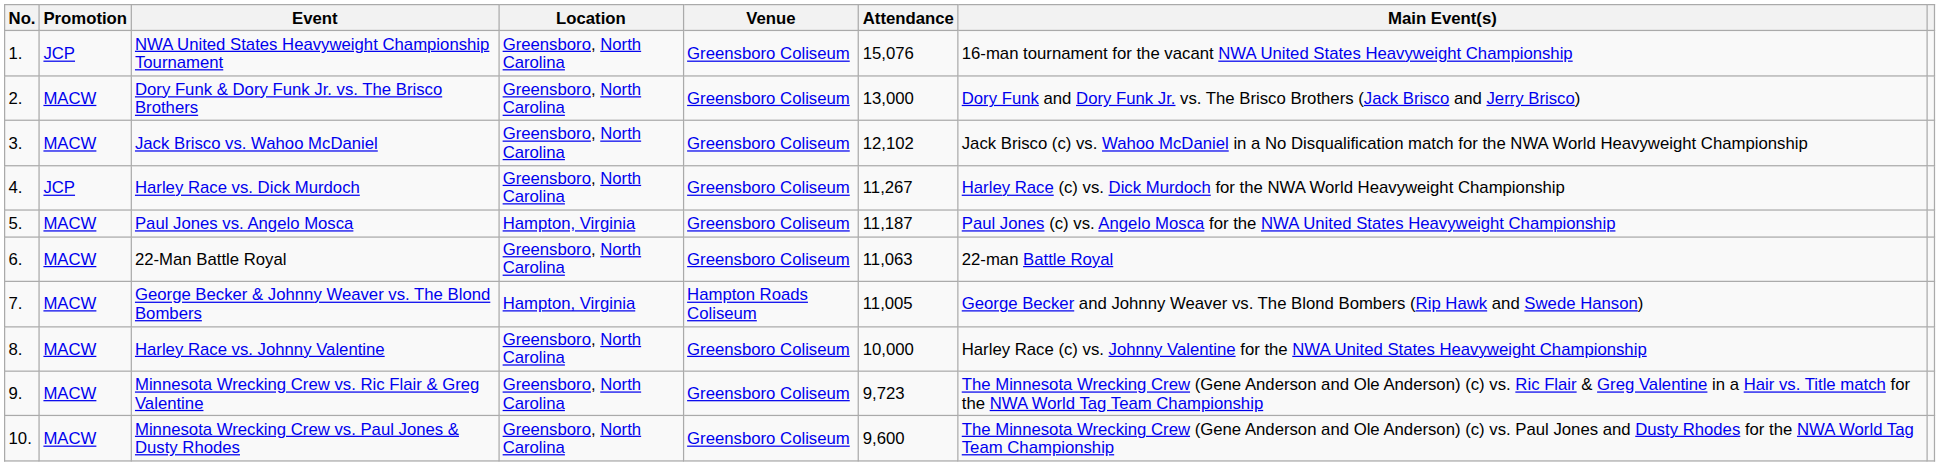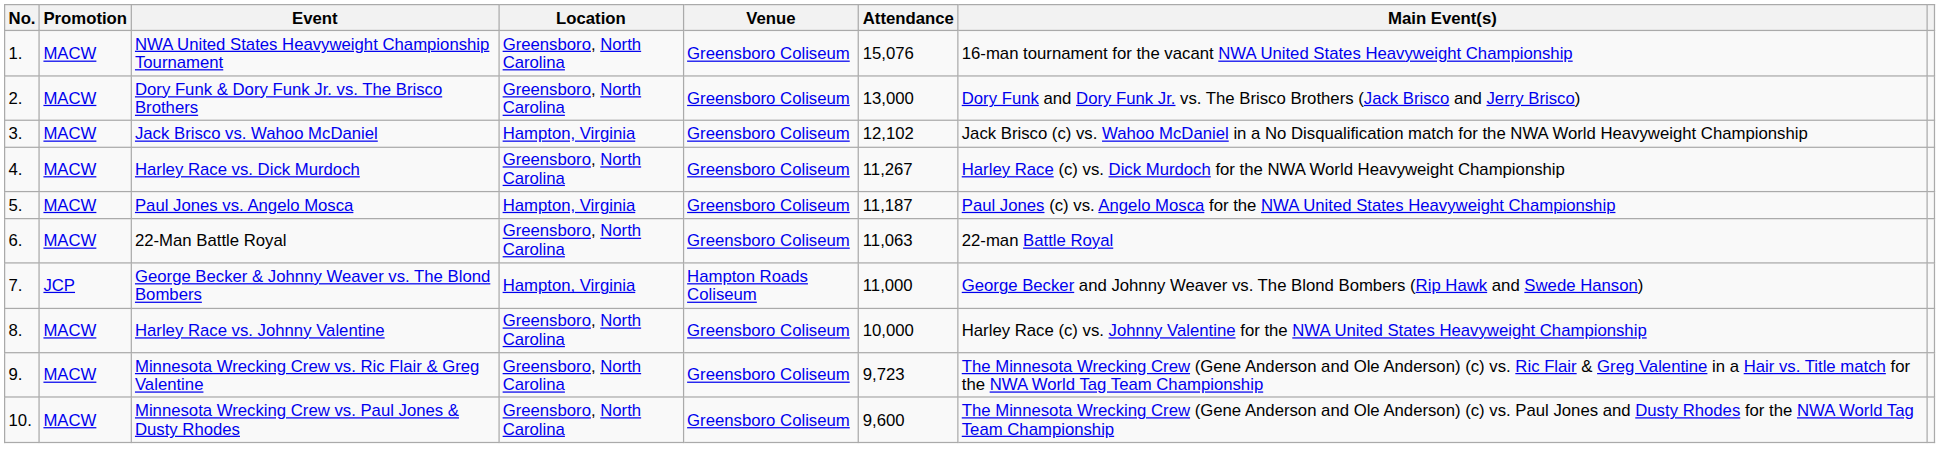(59, 53) JCP -> (70, 53) MACW
(572, 143) Greensboro, North Carolina -> (569, 133) Hampton, Virginia
(59, 187) JCP -> (70, 169) MACW
(70, 303) MACW -> (59, 285) JCP
(888, 303) 11,005 -> (888, 285) 11,000
